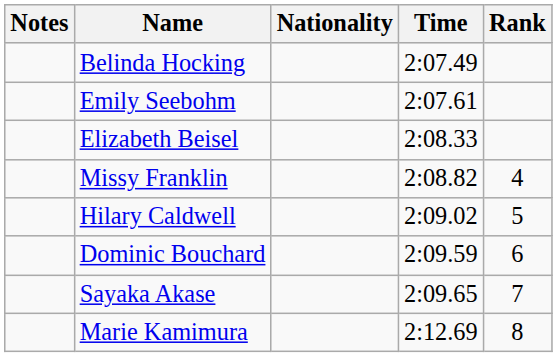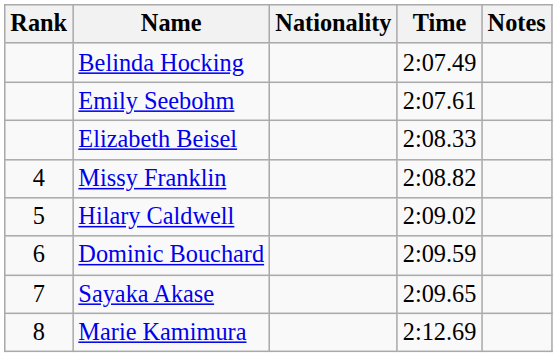columns swapped: (517, 23) <-> (39, 23)
